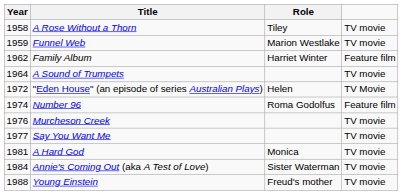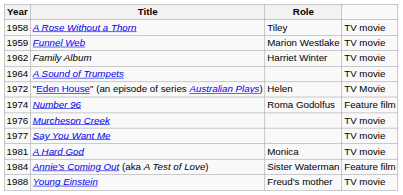(370, 58) Feature film -> (365, 58) TV movie
(365, 167) TV movie -> (370, 167) Feature film
